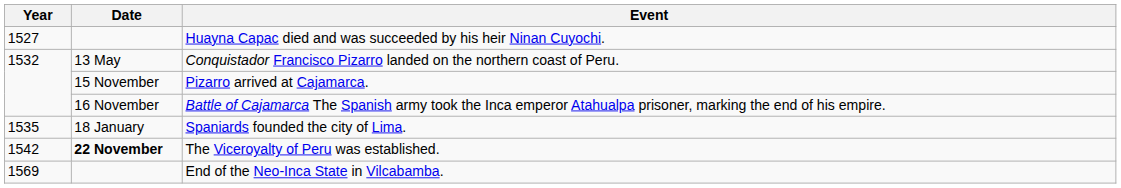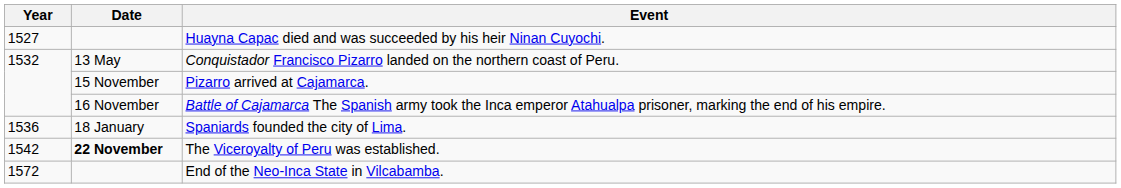(23, 127) 1535 -> (23, 127) 1536
(23, 171) 1569 -> (23, 171) 1572
